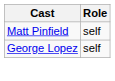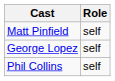+ row: (35, 66)
